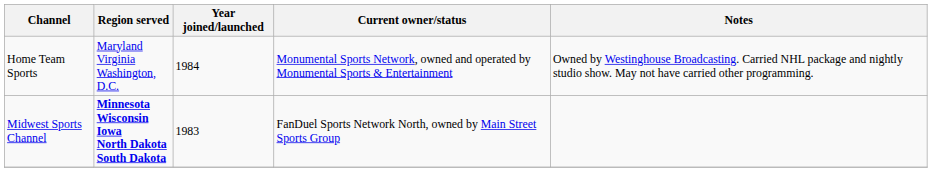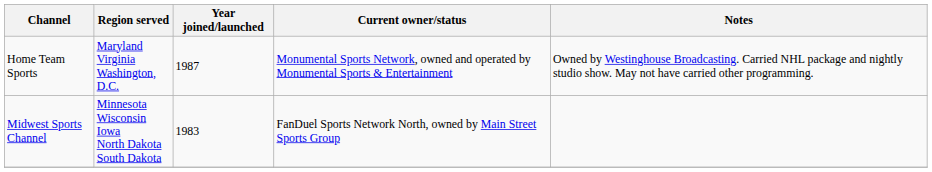(187, 65) 1984 -> (187, 65) 1987
(132, 131) bold -> (129, 131) normal
